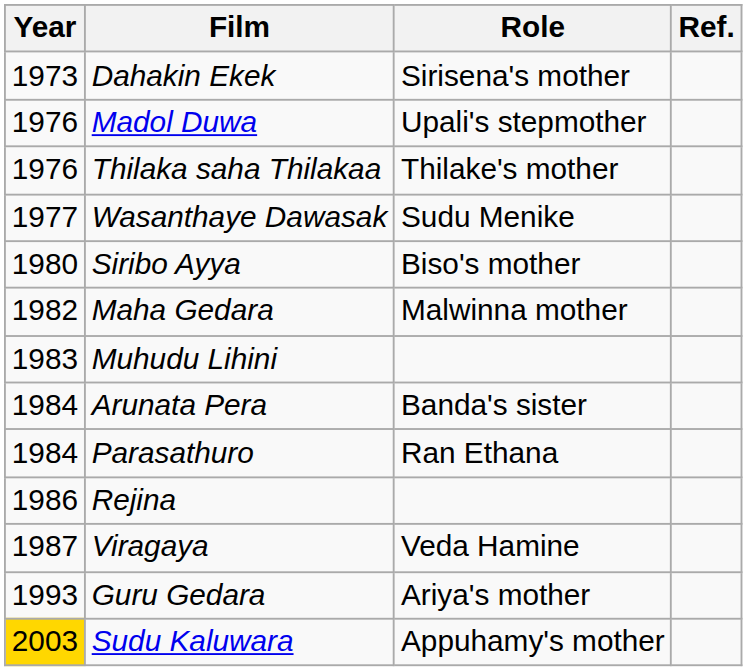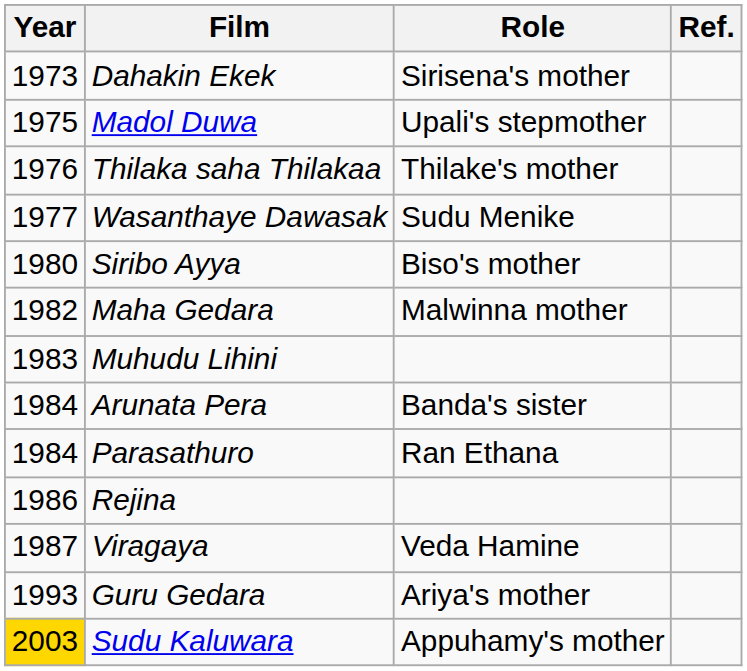(45, 122) 1976 -> (45, 122) 1975
